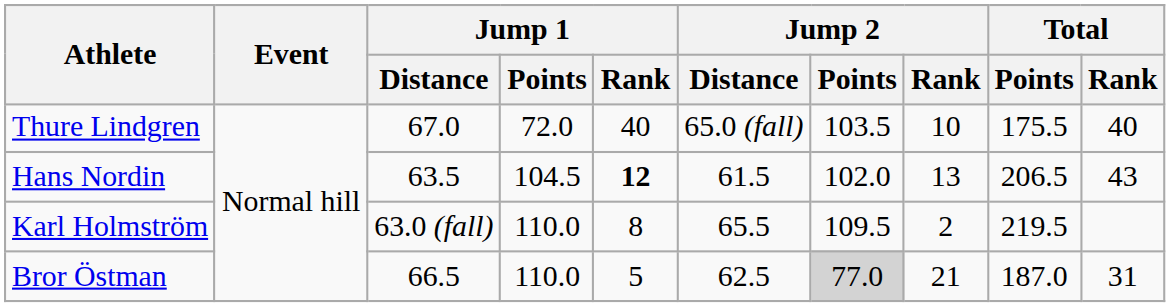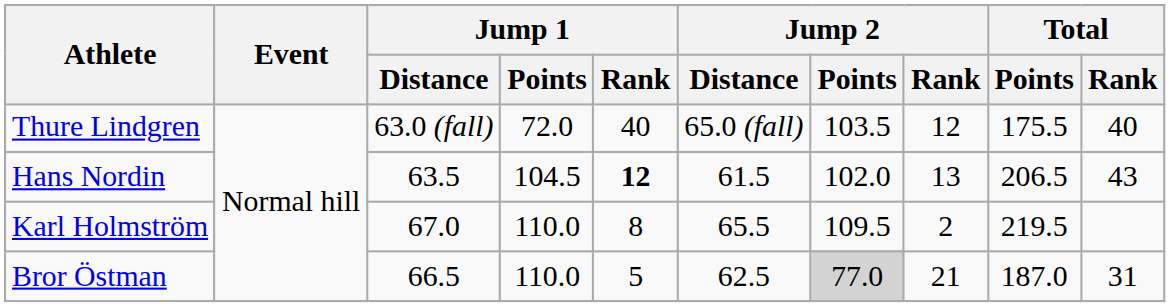(434, 127) 67.0 -> (434, 127) 63.0 (fall)
(946, 127) 10 -> (946, 127) 12
(434, 226) 63.0 (fall) -> (434, 226) 67.0
